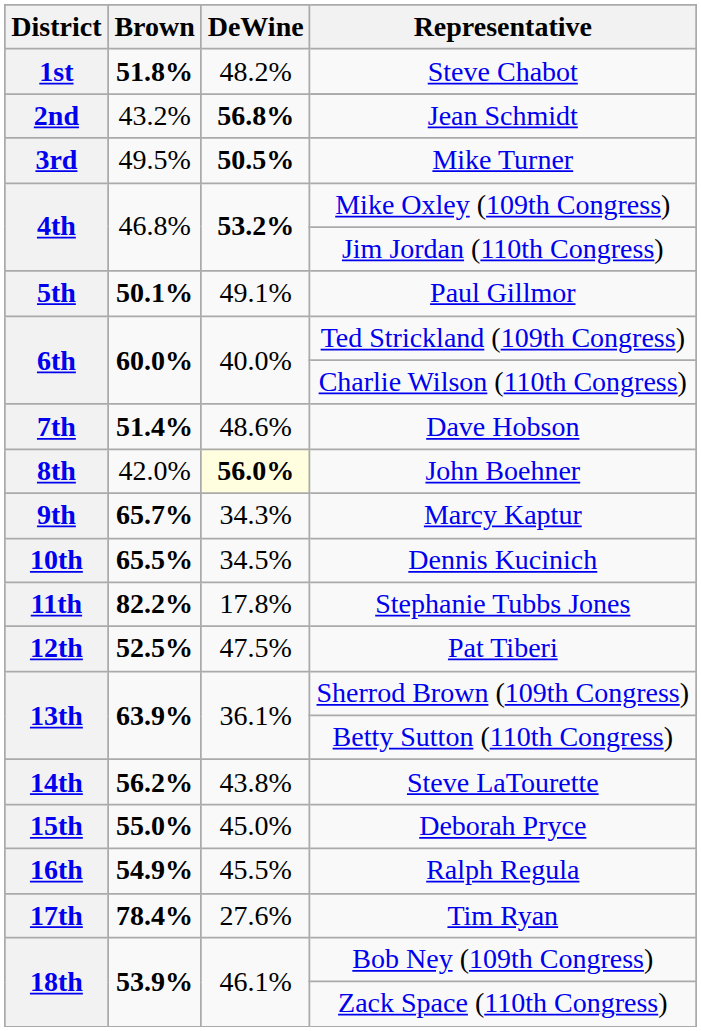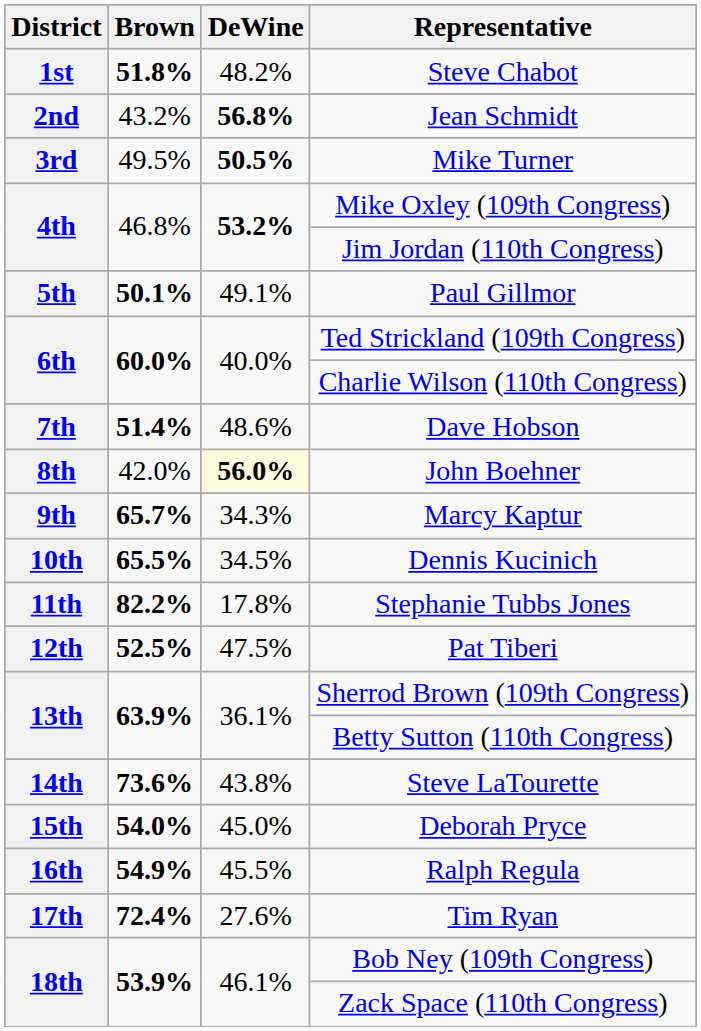(155, 781) 56.2% -> (155, 781) 73.6%
(155, 826) 55.0% -> (155, 826) 54.0%
(155, 914) 78.4% -> (155, 914) 72.4%
